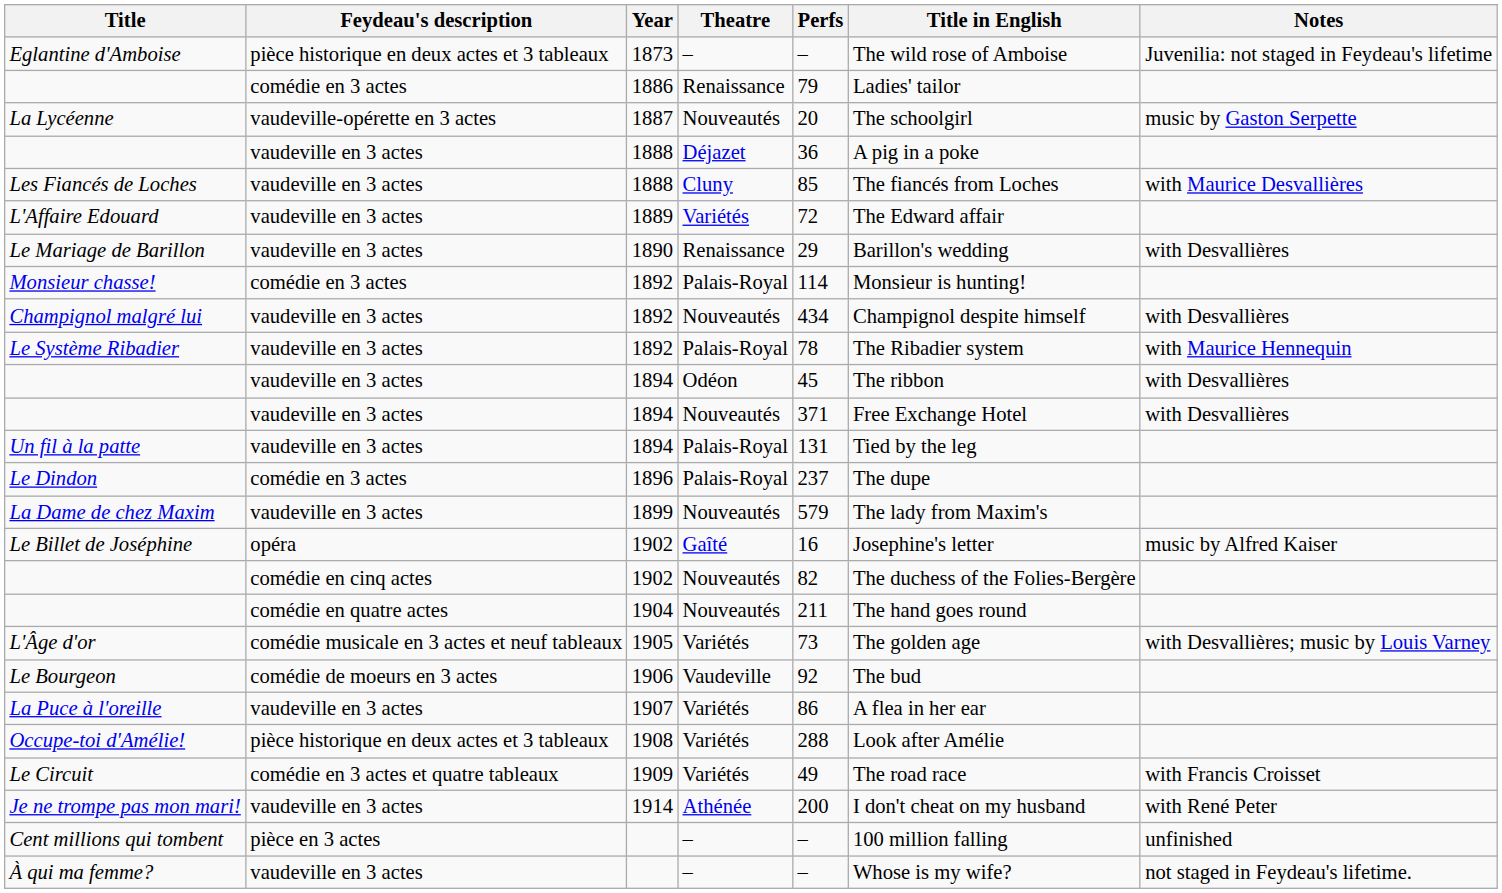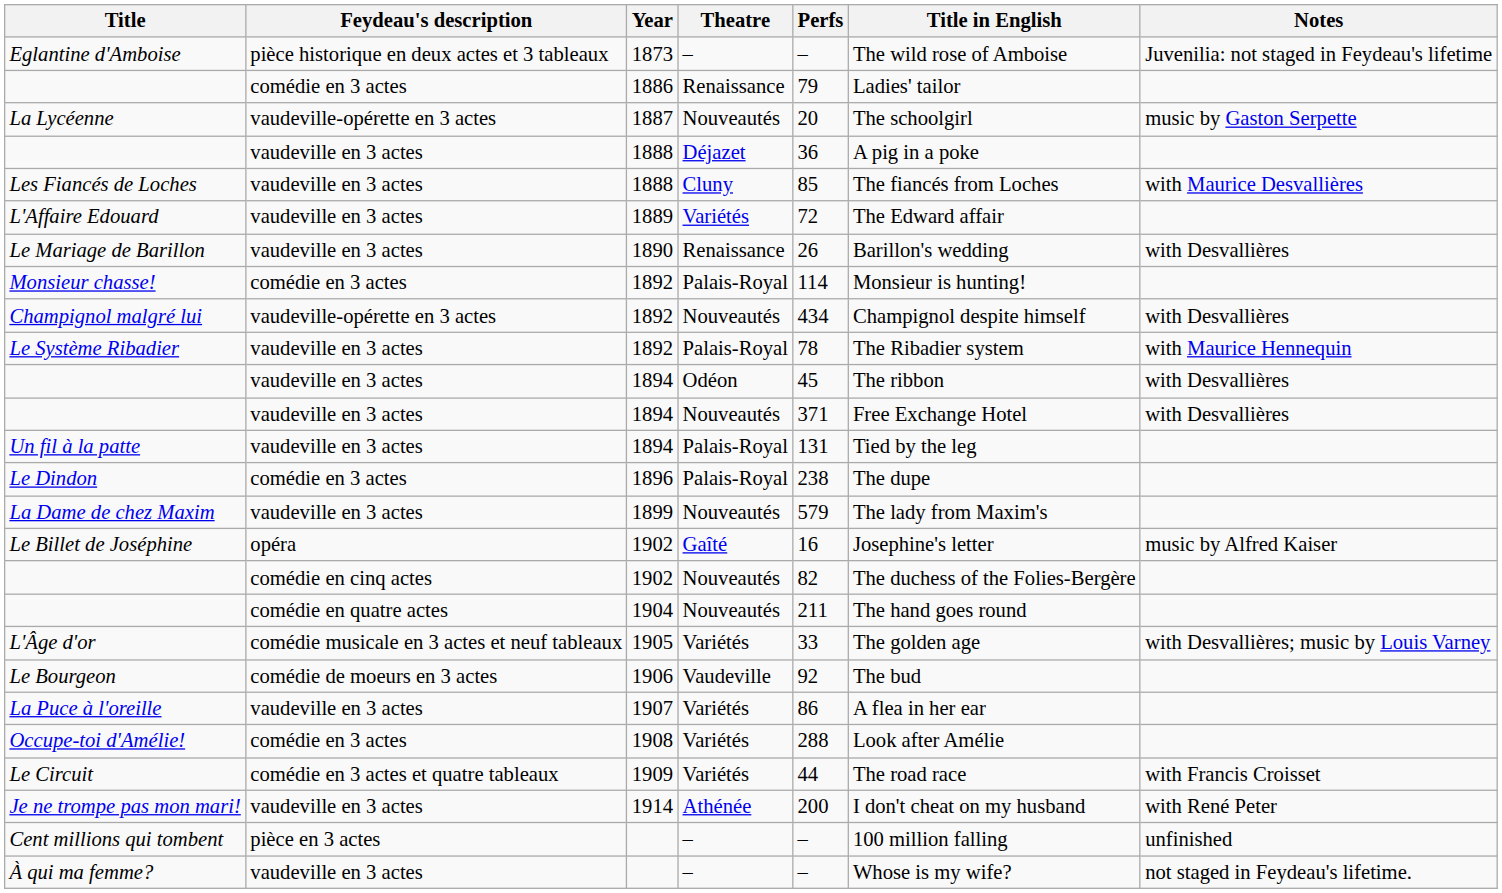(808, 250) 29 -> (808, 250) 26
(337, 315) vaudeville en 3 actes -> (373, 315) vaudeville-opérette en 3 actes
(813, 479) 237 -> (813, 479) 238
(808, 642) 73 -> (808, 642) 33
(429, 741) pièce historique en deux actes et 3 tableaux -> (329, 741) comédie en 3 actes
(808, 773) 49 -> (808, 773) 44
